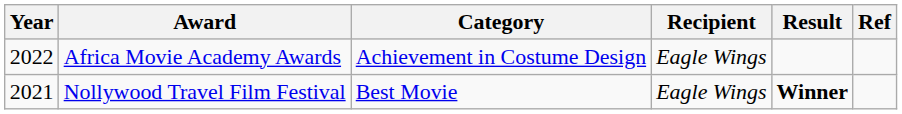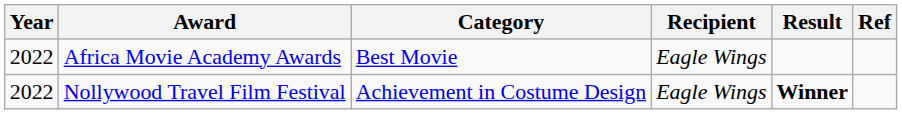(501, 56) Achievement in Costume Design -> (407, 56) Best Movie
(32, 91) 2021 -> (32, 91) 2022
(407, 91) Best Movie -> (501, 91) Achievement in Costume Design
